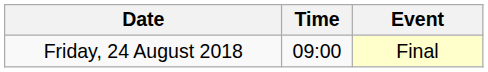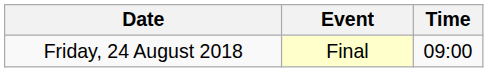columns swapped: (317, 19) <-> (417, 19)
